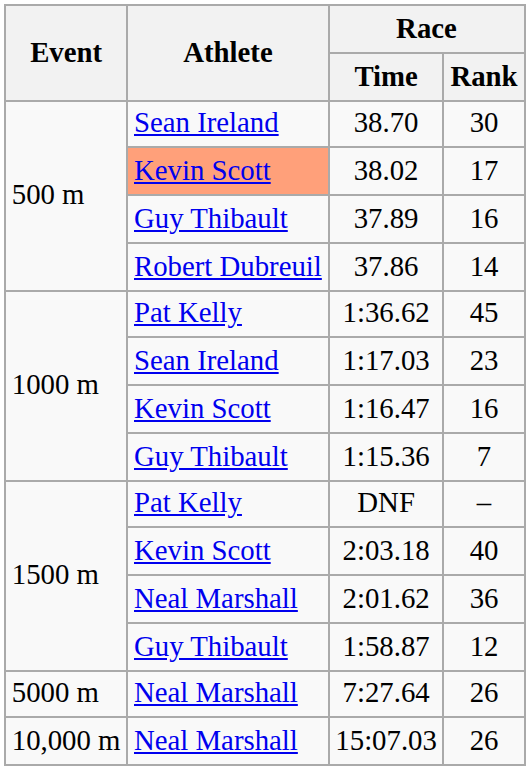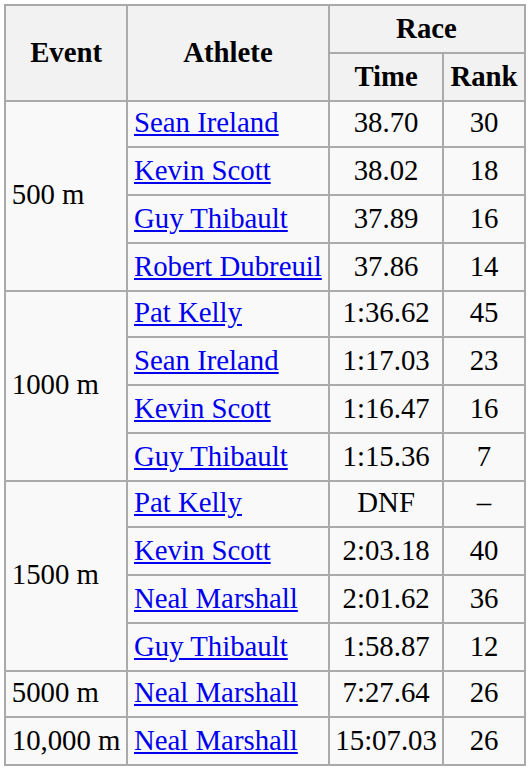(202, 171) lightsalmon background -> (202, 171) no background
(484, 171) 17 -> (484, 171) 18
